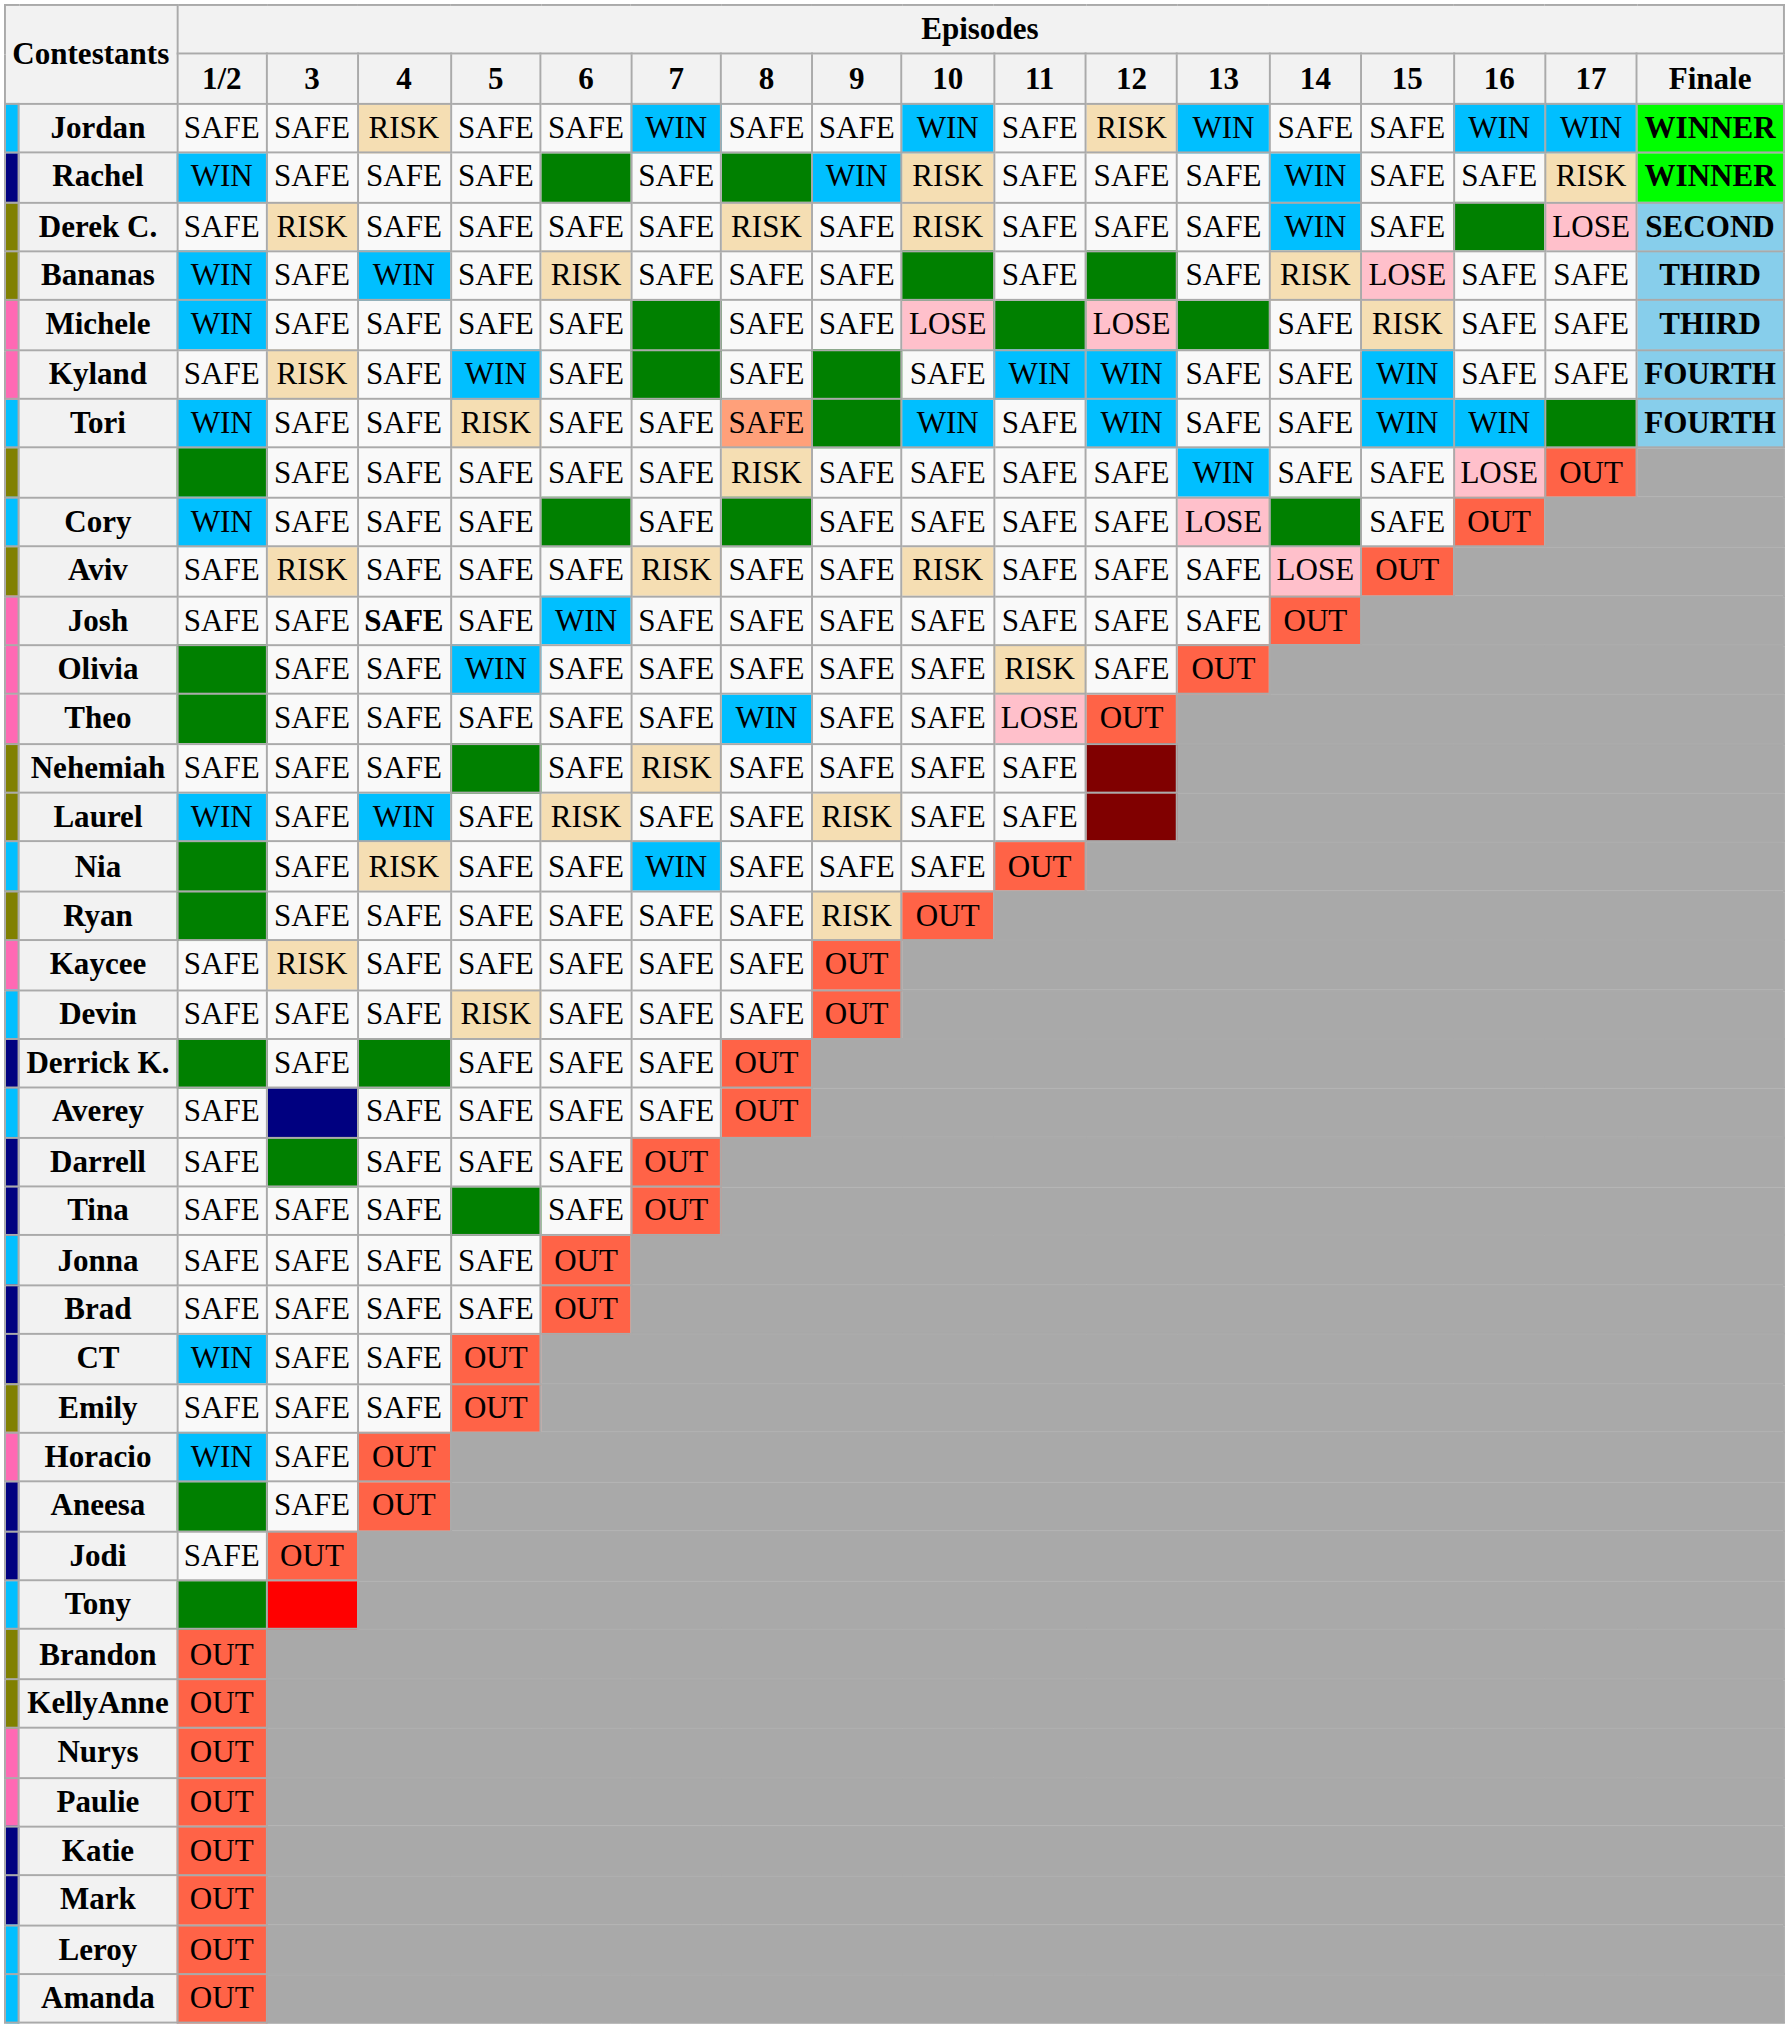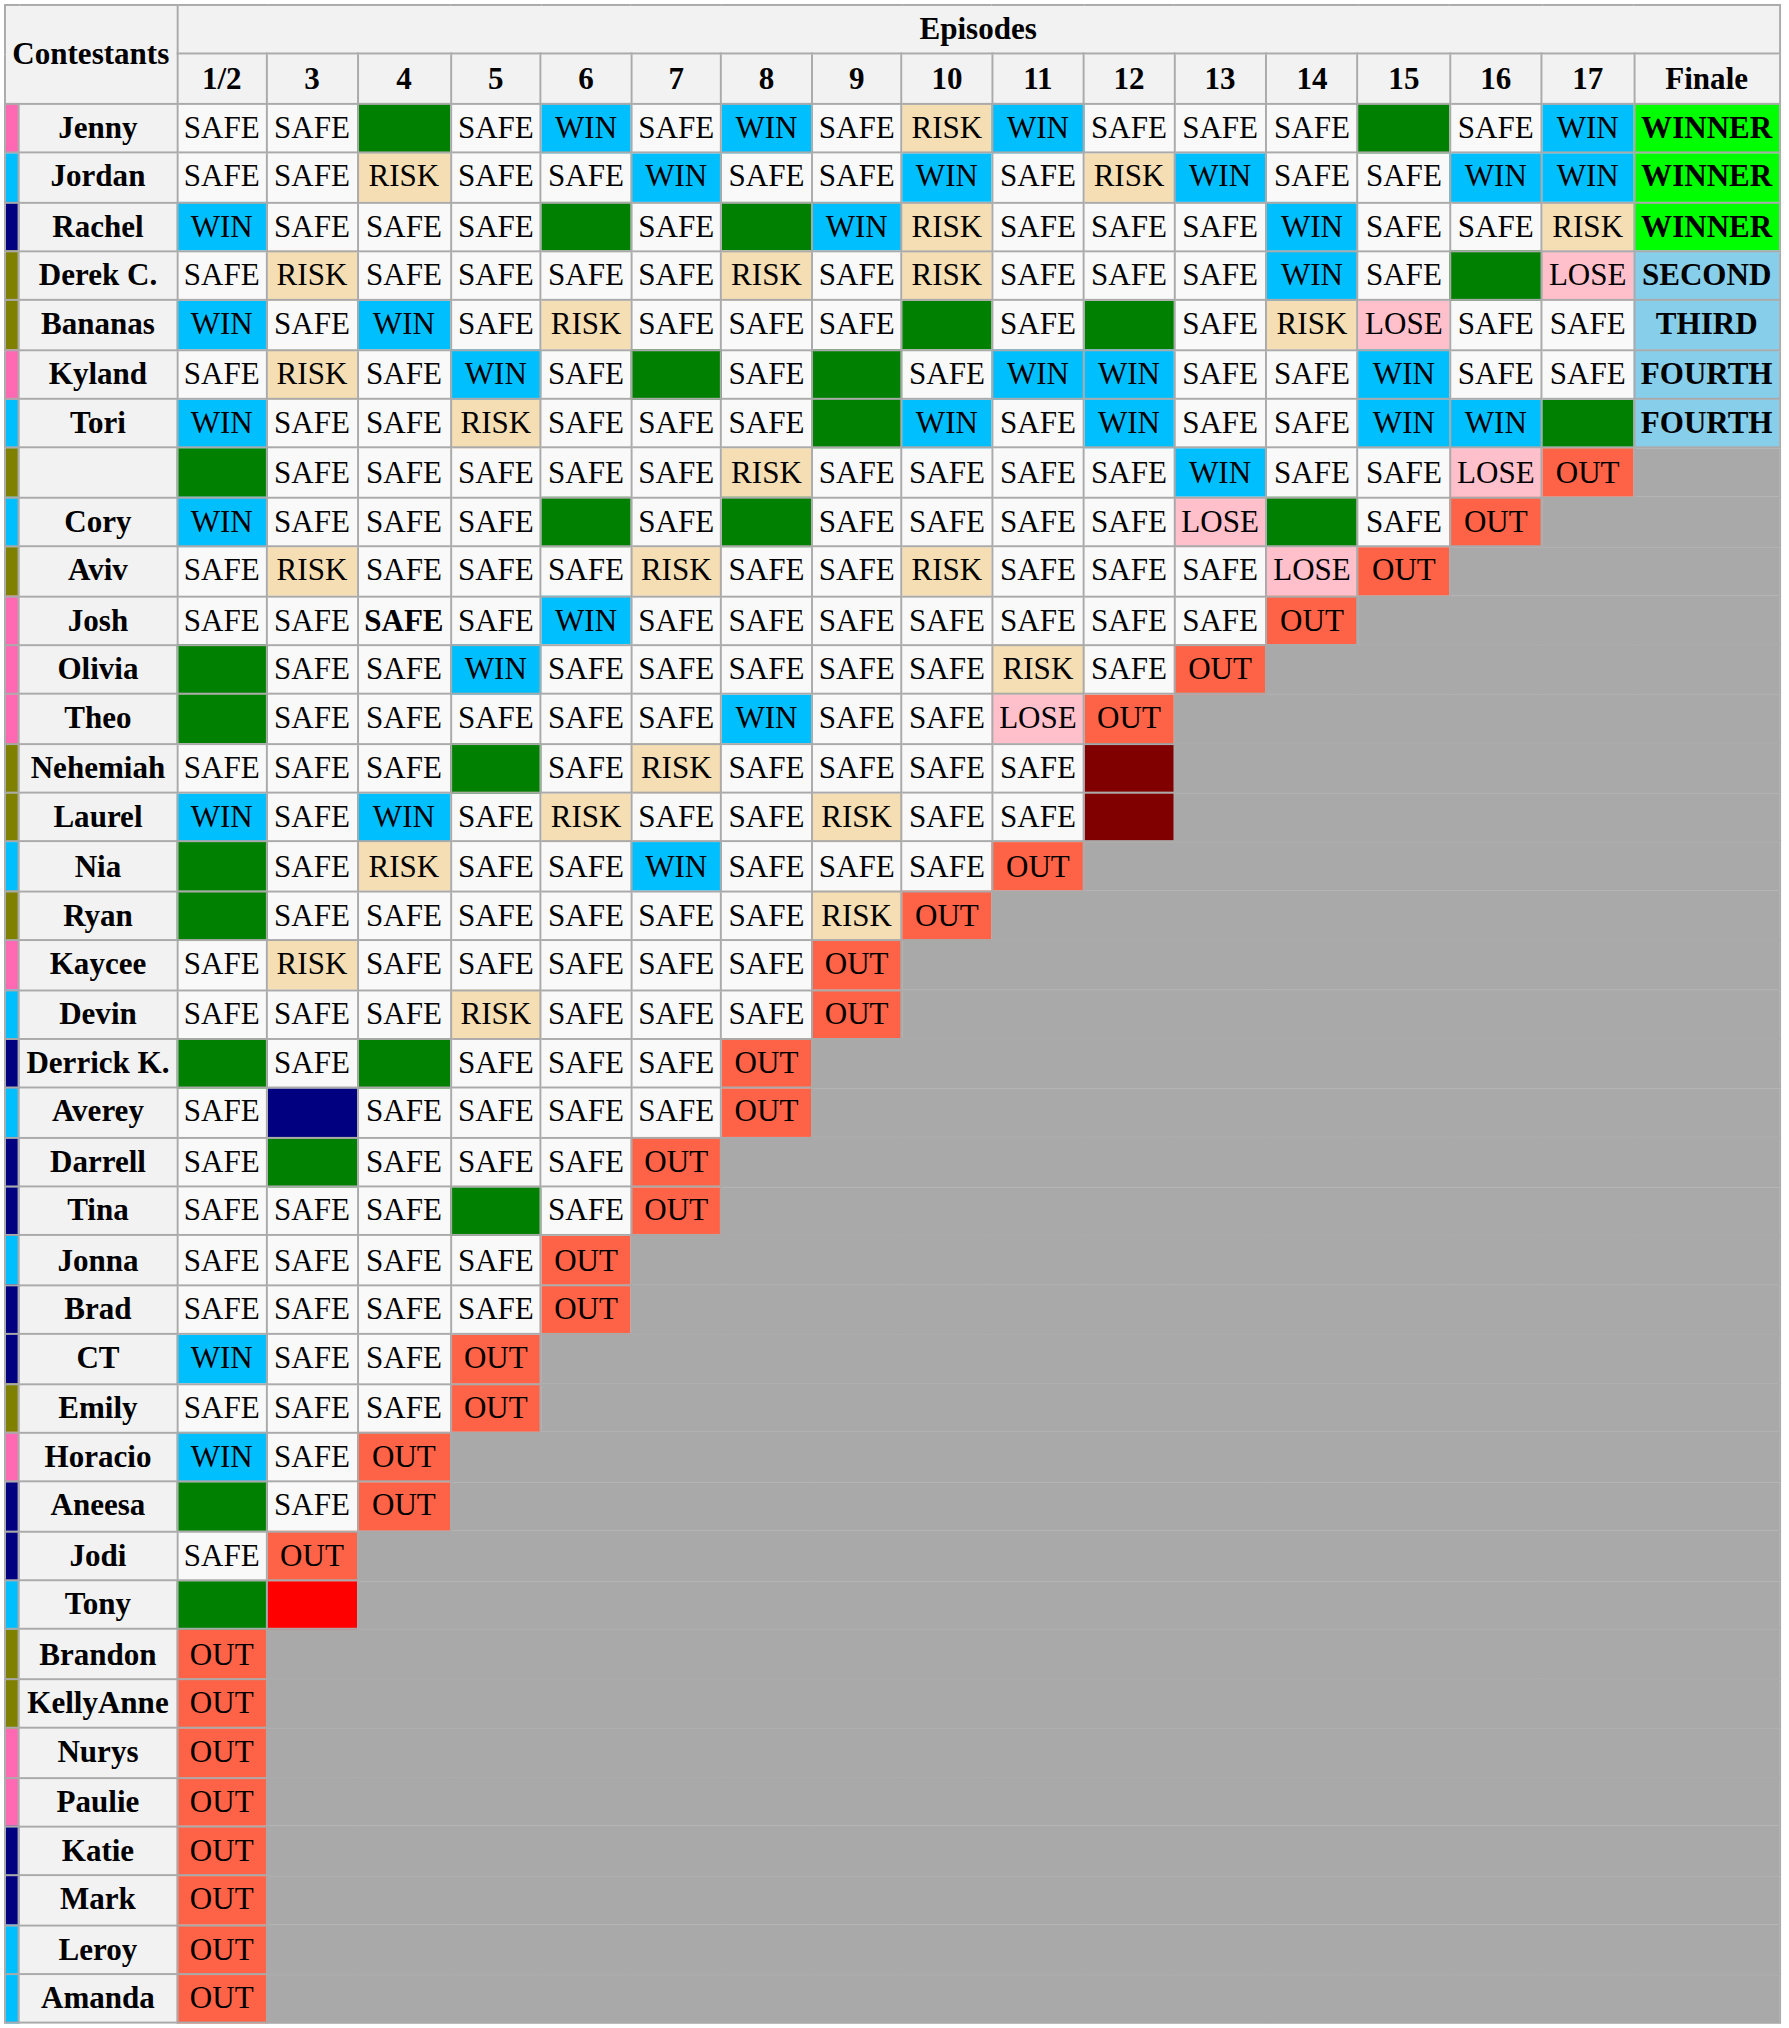+ row: (98, 127)
- row: (98, 324)
(766, 422) lightsalmon background -> (766, 422) no background
